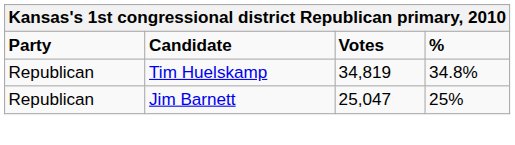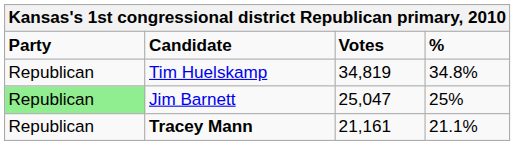(51, 99) no background -> (51, 99) lightgreen background
+ row: (201, 126)
